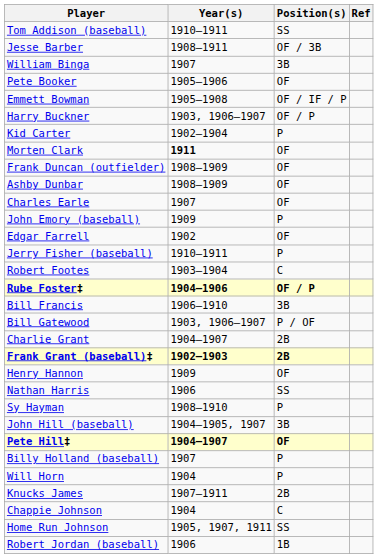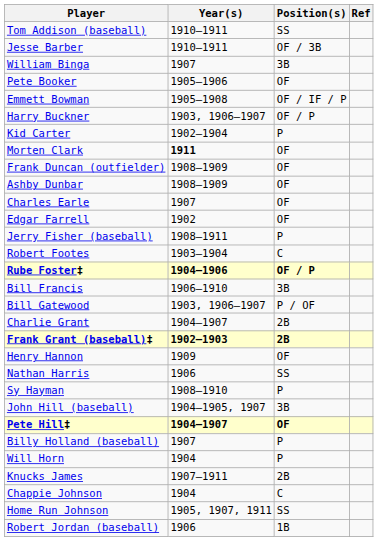(199, 47) 1908–1911 -> (199, 47) 1910–1911
- row: (73, 219)
(199, 253) 1910–1911 -> (199, 236) 1908–1911
